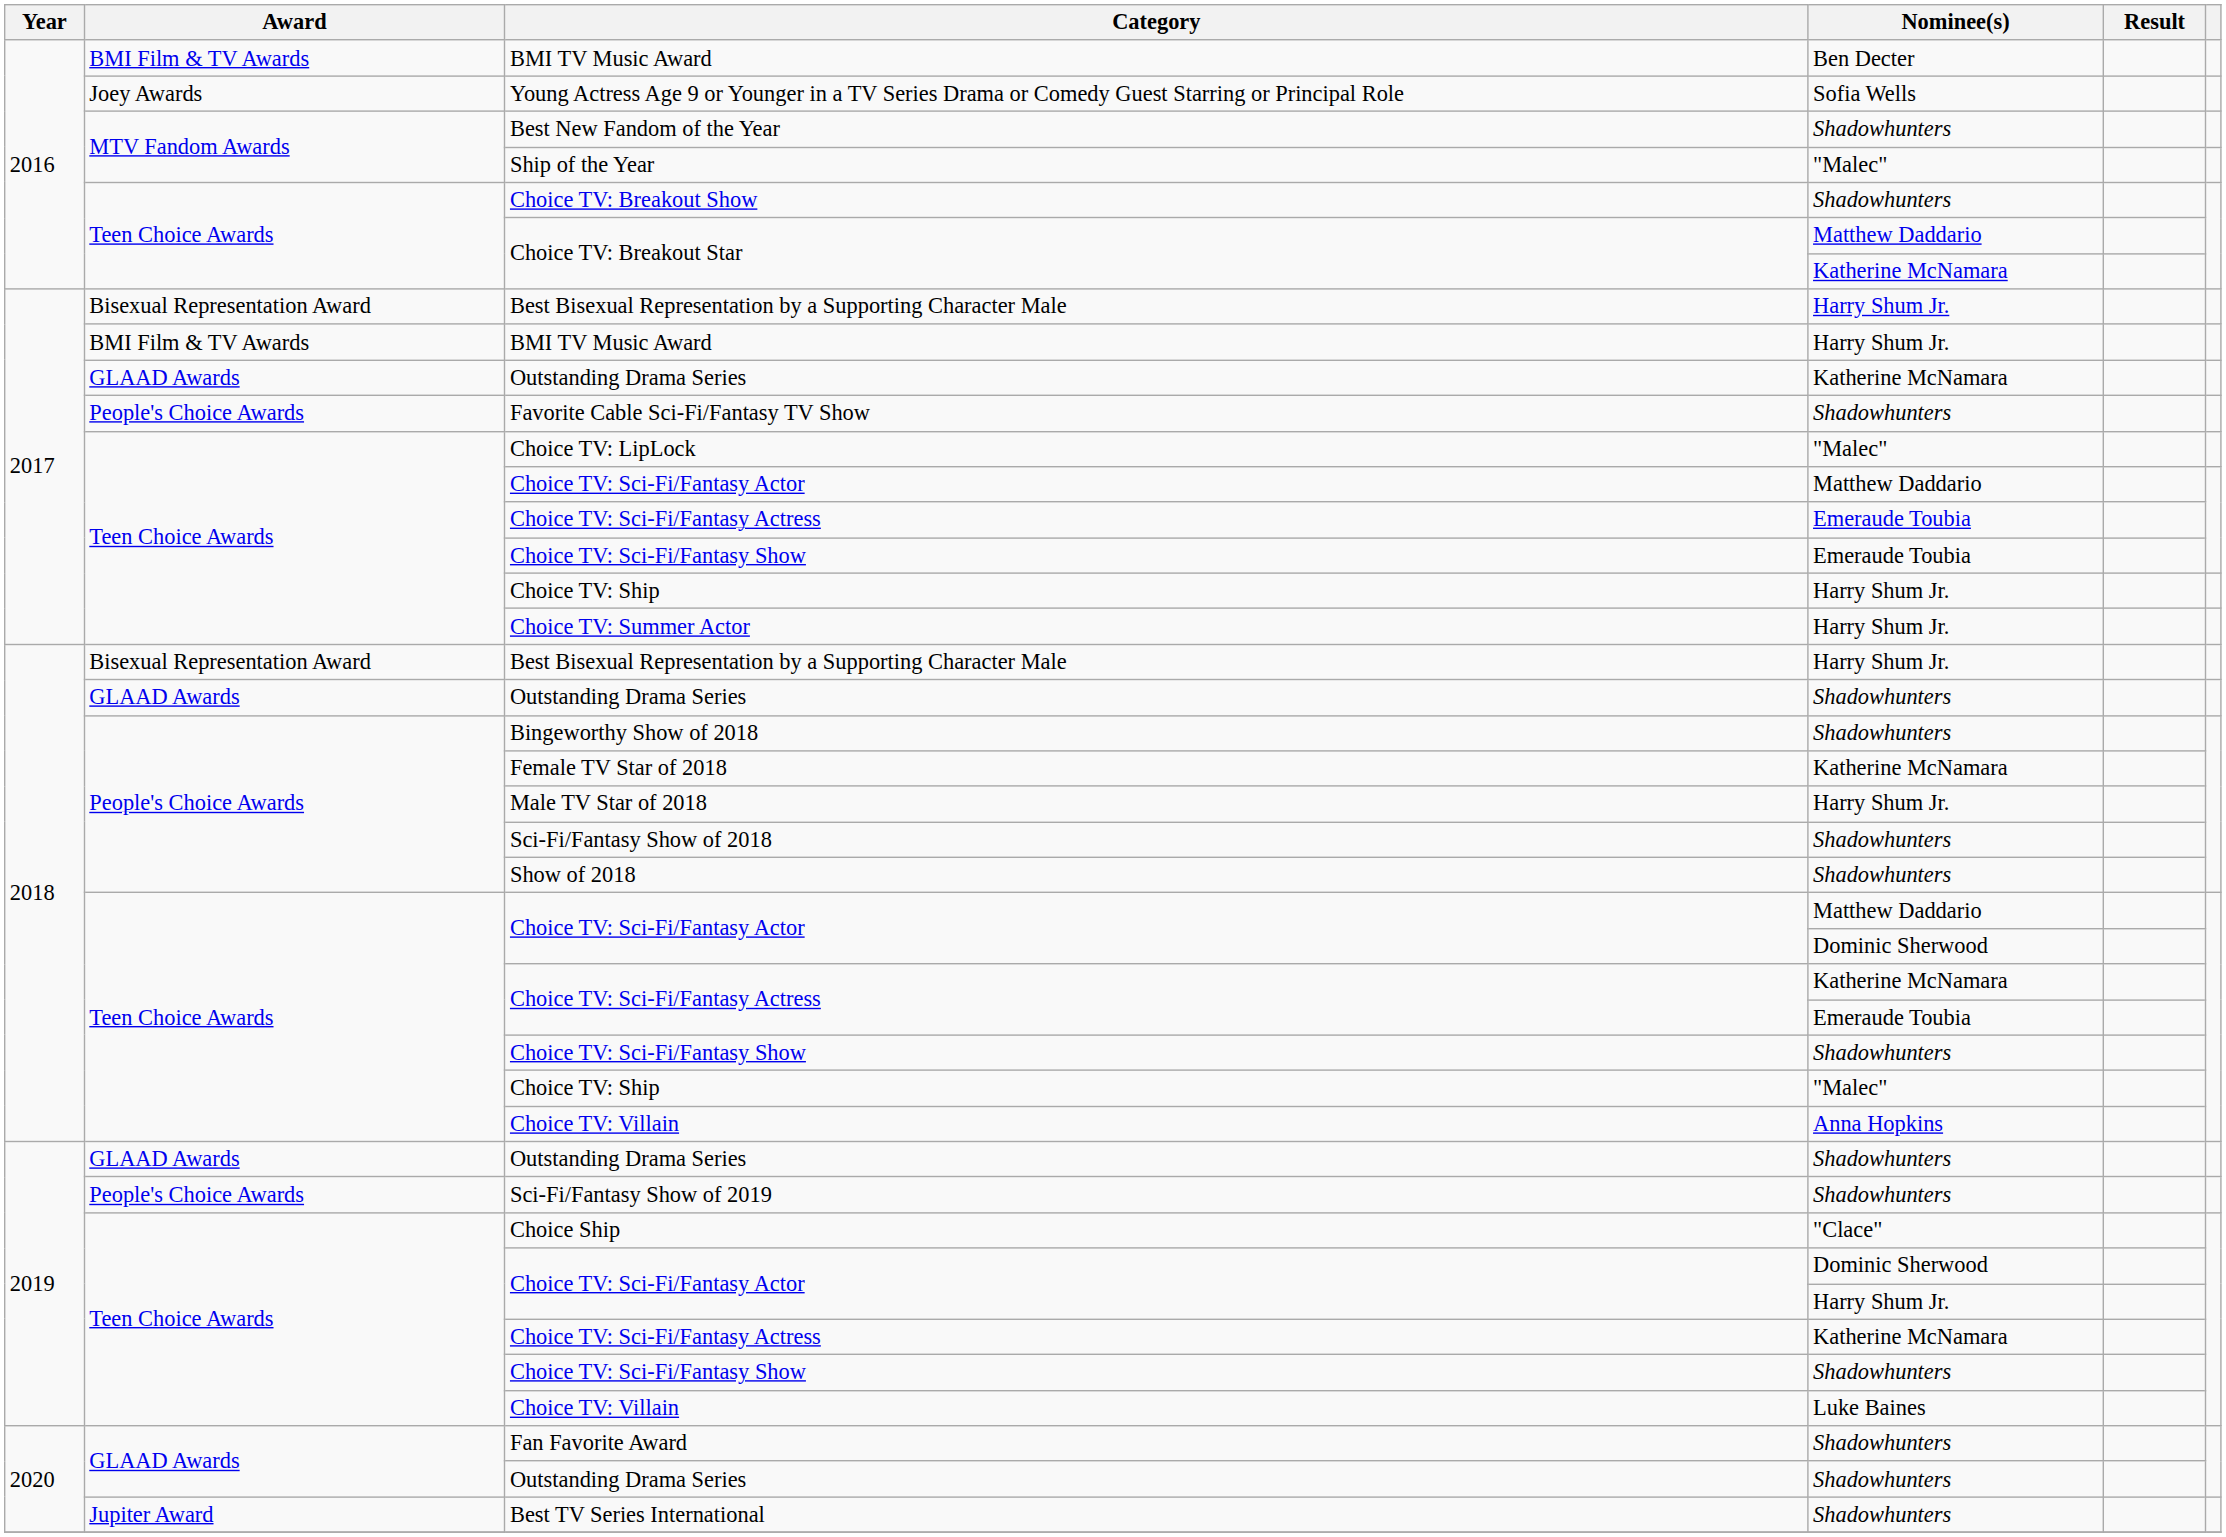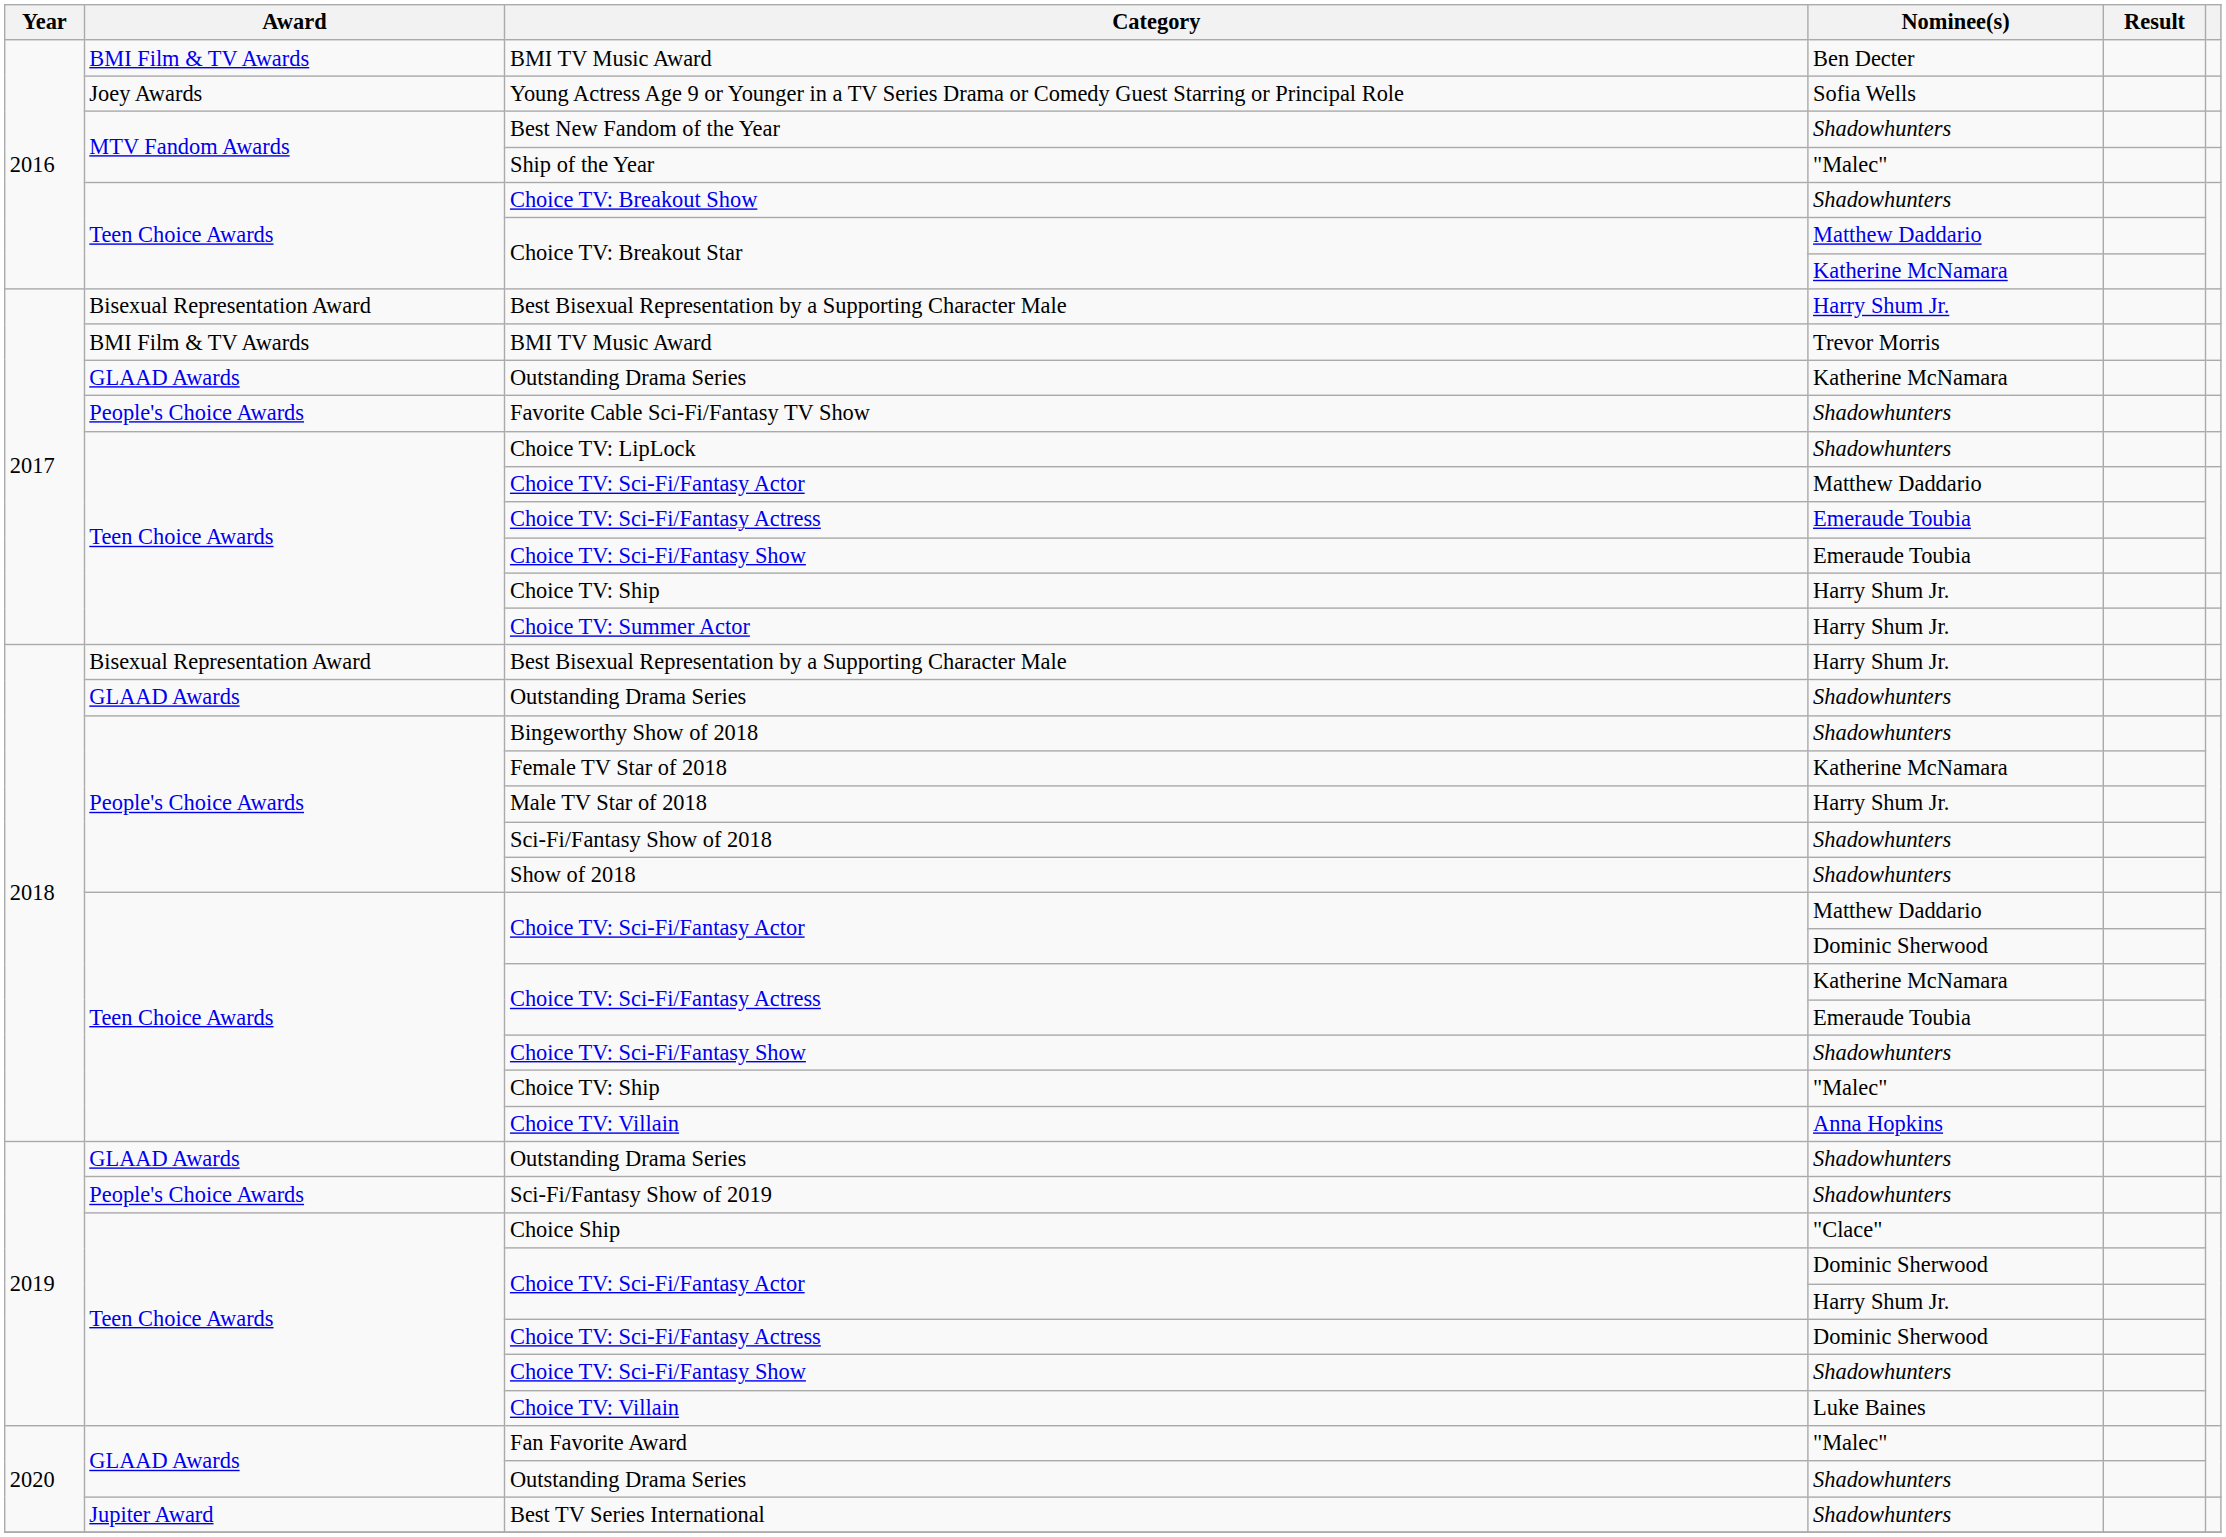(1881, 341) Harry Shum Jr. -> (1876, 341) Trevor Morris
(1850, 448) "Malec" -> (1882, 448) Shadowhunters
(1910, 1336) Katherine McNamara -> (1900, 1336) Dominic Sherwood
(1882, 1443) Shadowhunters -> (1850, 1443) "Malec"
